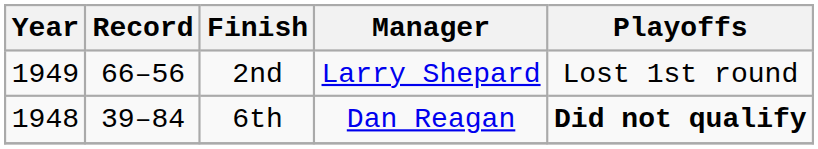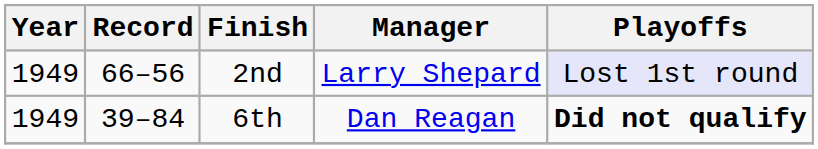(680, 74) no background -> (680, 74) lavender background
(45, 119) 1948 -> (45, 119) 1949
